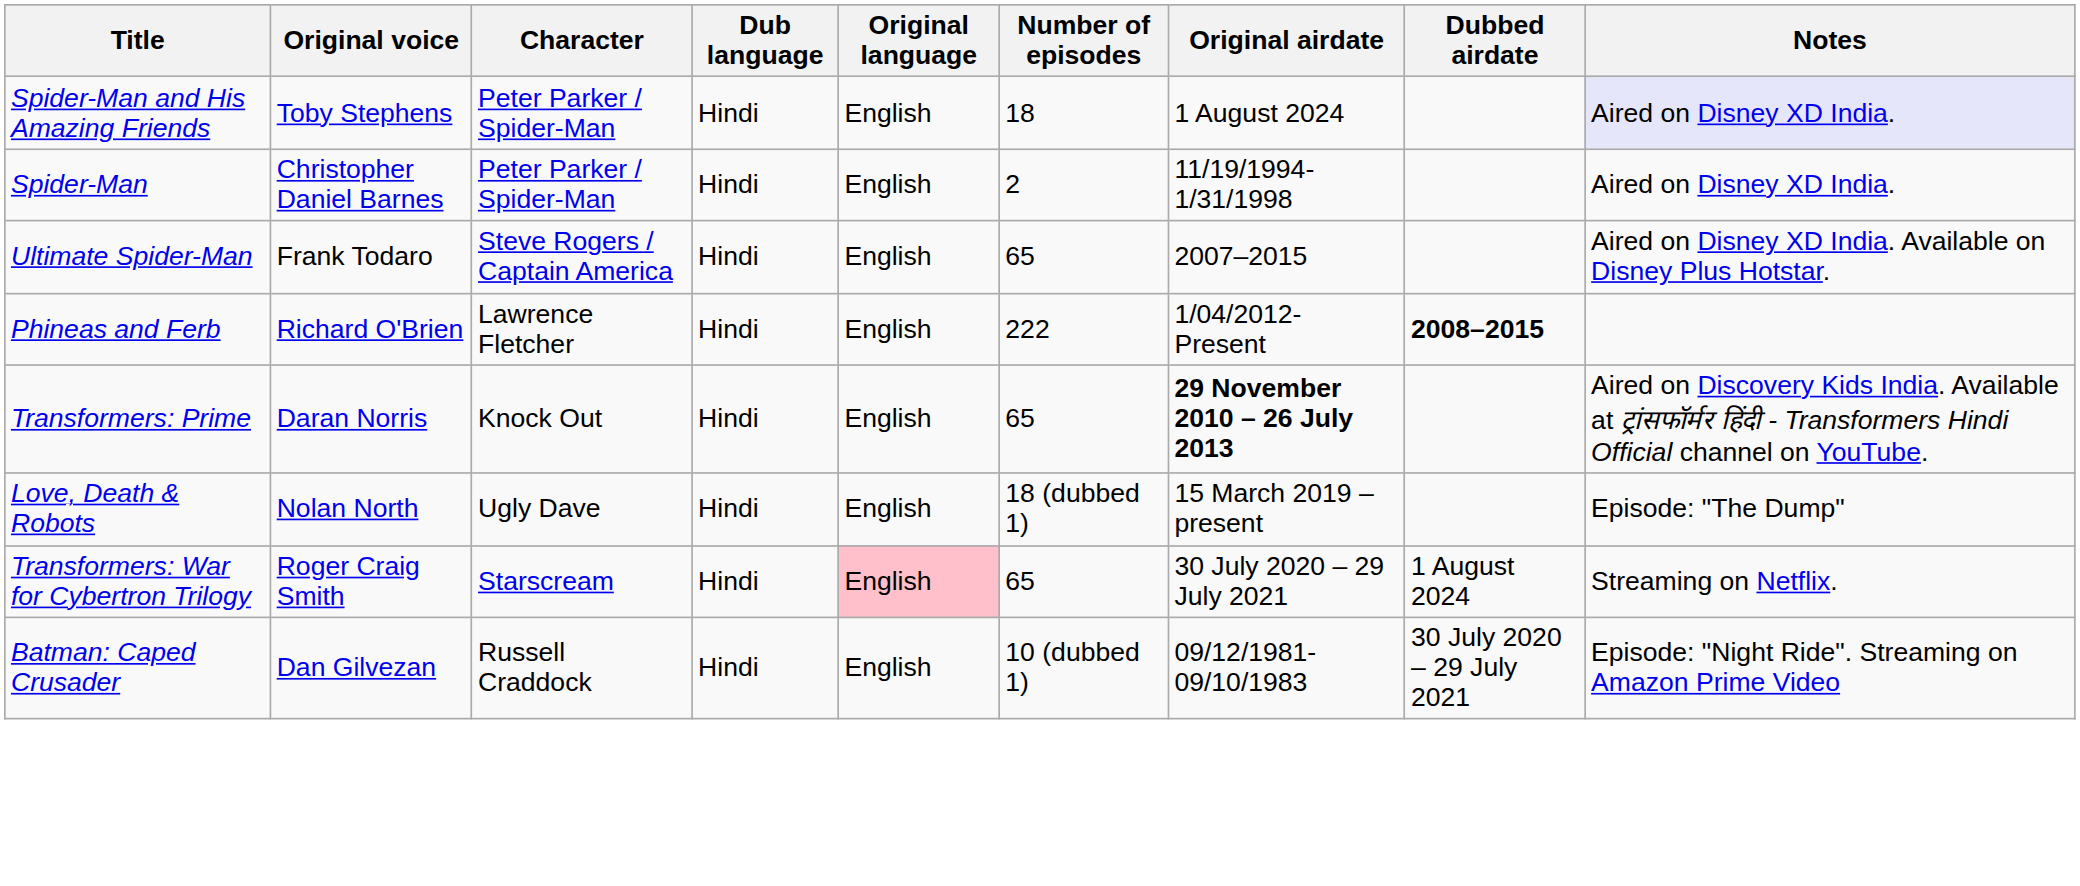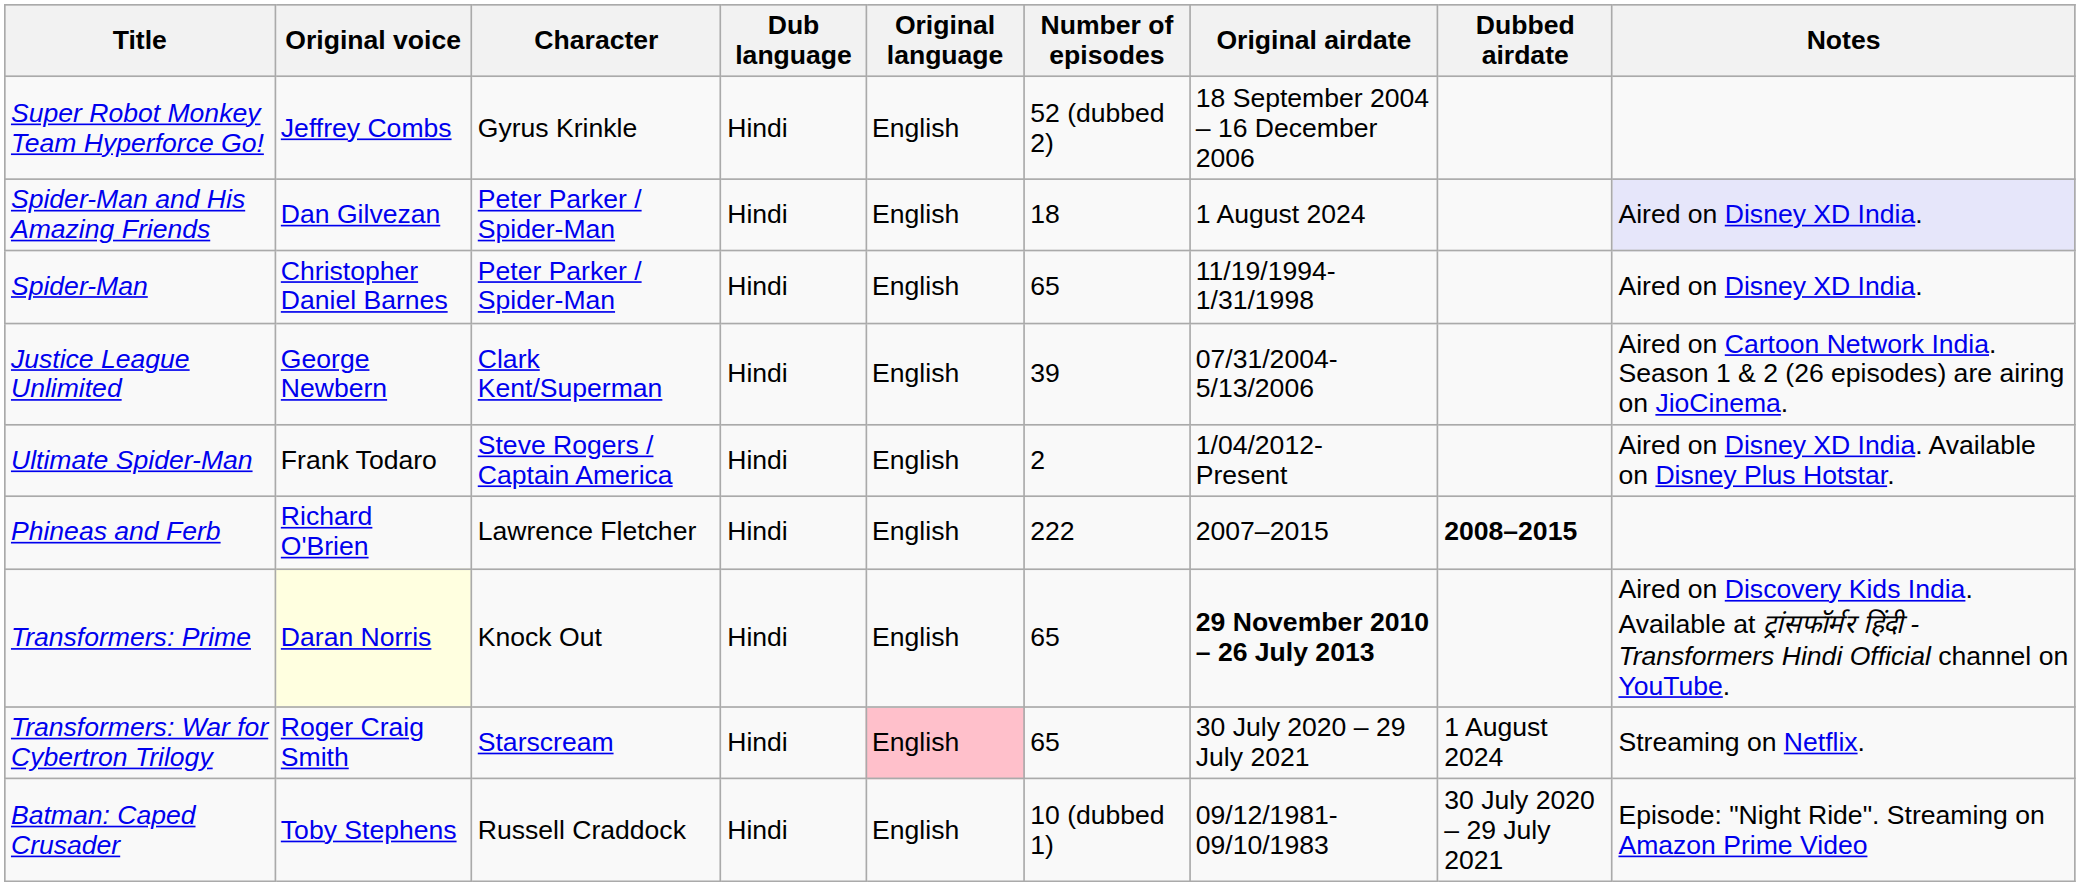+ row: (137, 127)
(365, 112) Toby Stephens -> (361, 214) Dan Gilvezan
(1013, 184) 2 -> (1045, 286) 65
+ row: (100, 373)
(1020, 256) 65 -> (1038, 460) 2
(1241, 256) 2007–2015 -> (1259, 460) 1/04/2012- Present
(1238, 328) 1/04/2012- Present -> (1262, 532) 2007–2015
(352, 418) no background -> (356, 637) lightyellow background
- row: (95, 509)
(356, 667) Dan Gilvezan -> (369, 829) Toby Stephens
